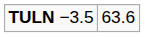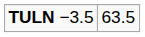(118, 18) 63.6 -> (118, 18) 63.5
